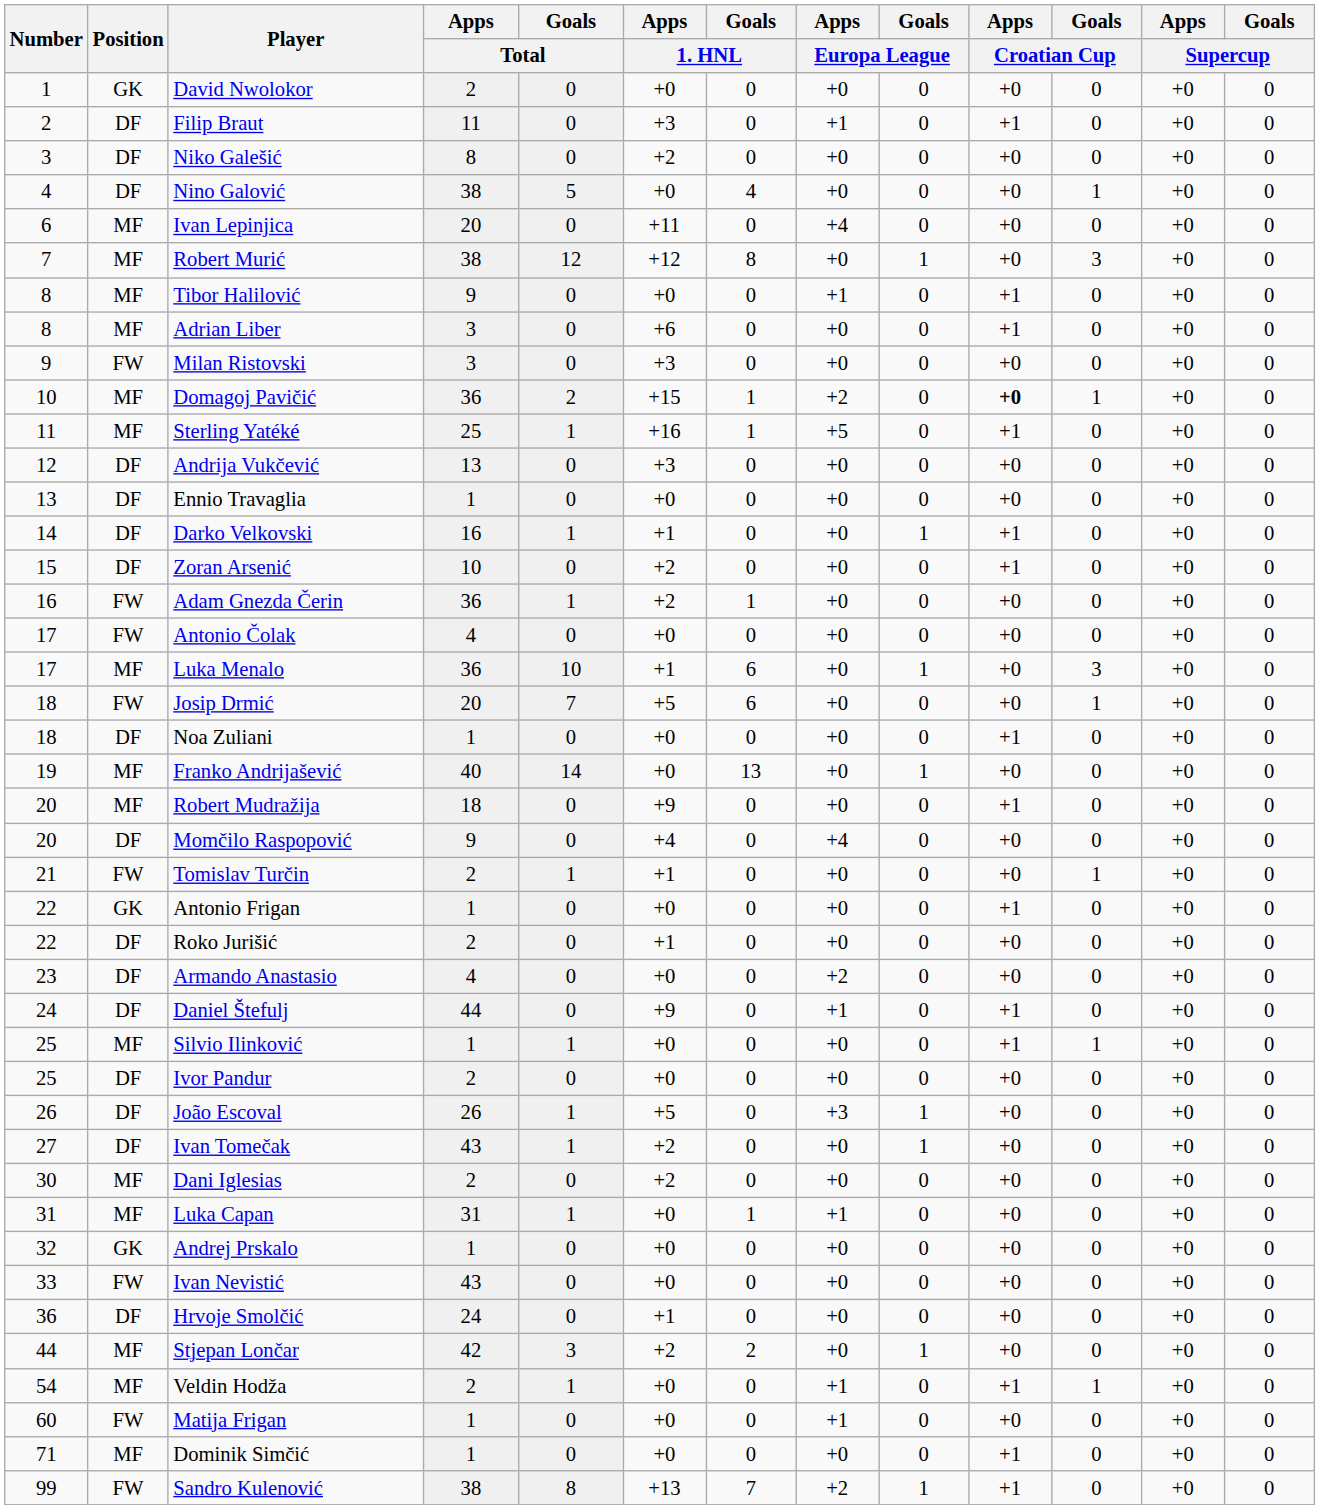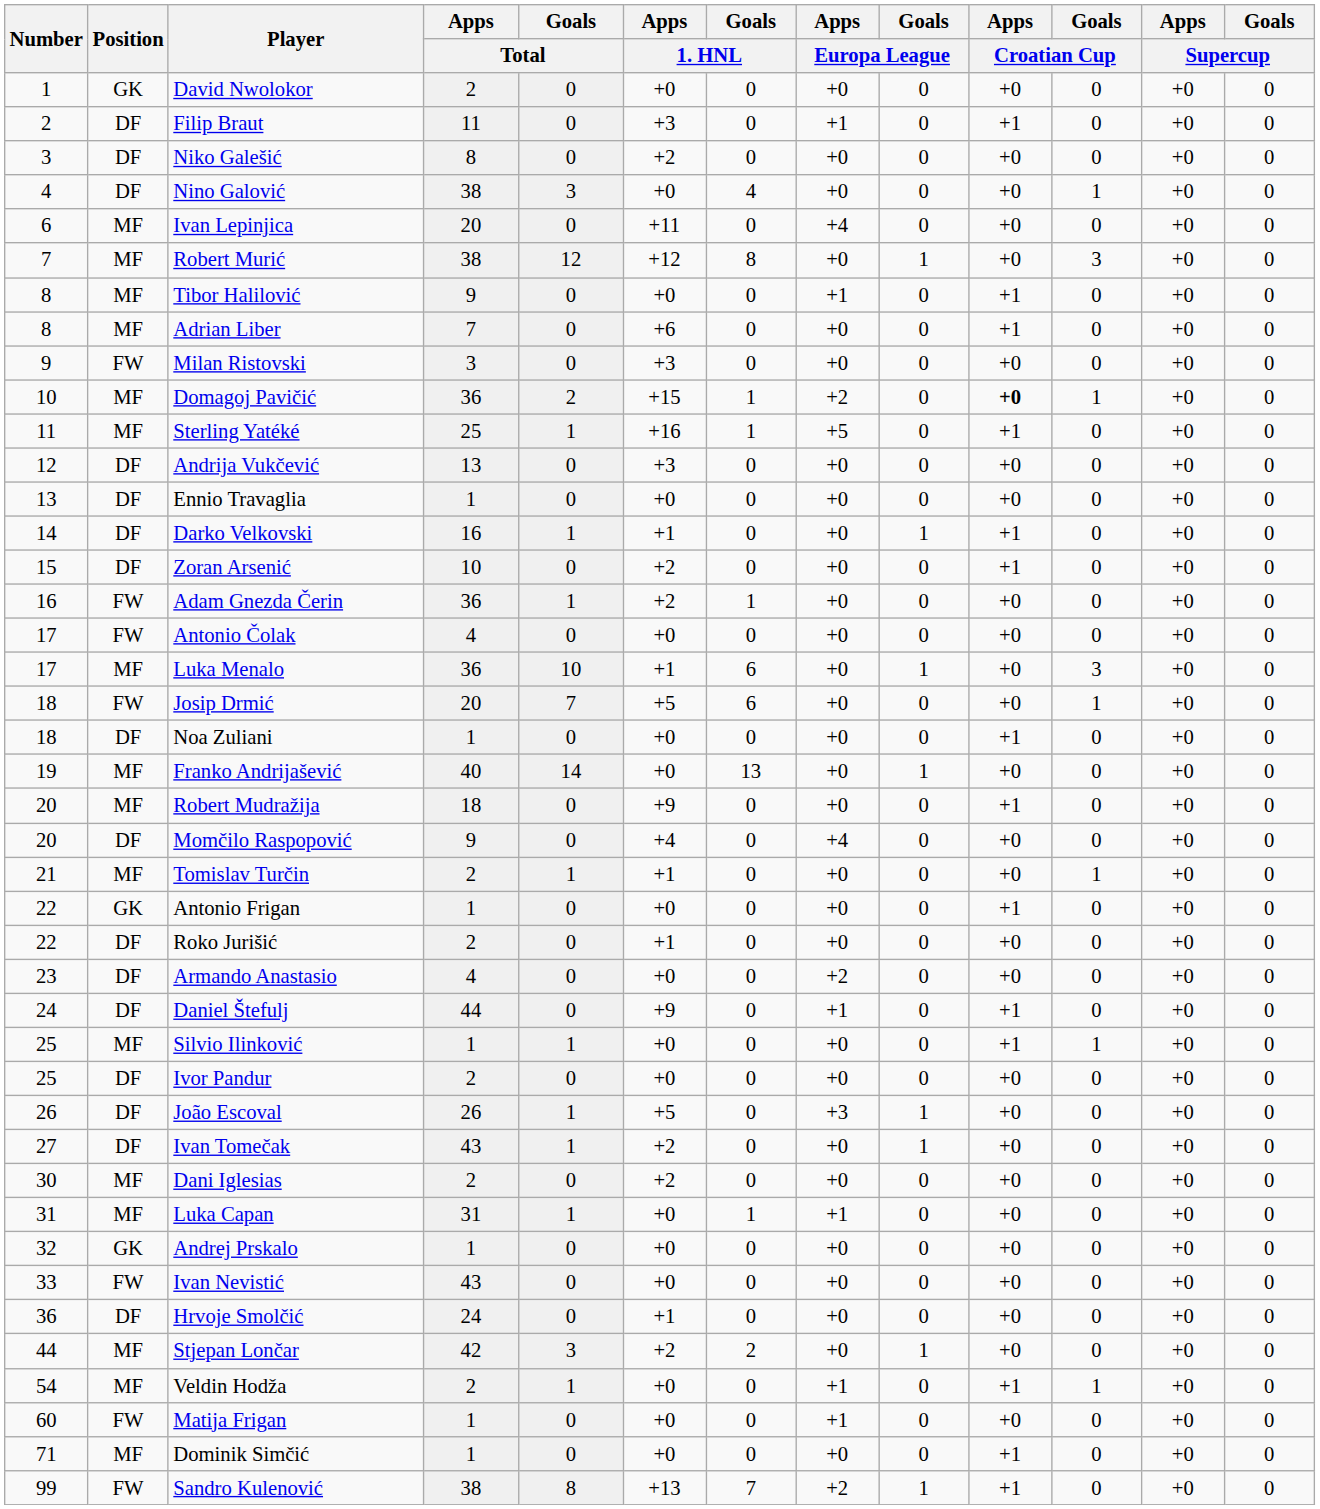(571, 192) 5 -> (571, 192) 3
(471, 328) 3 -> (471, 328) 7
(128, 873) FW -> (128, 873) MF
